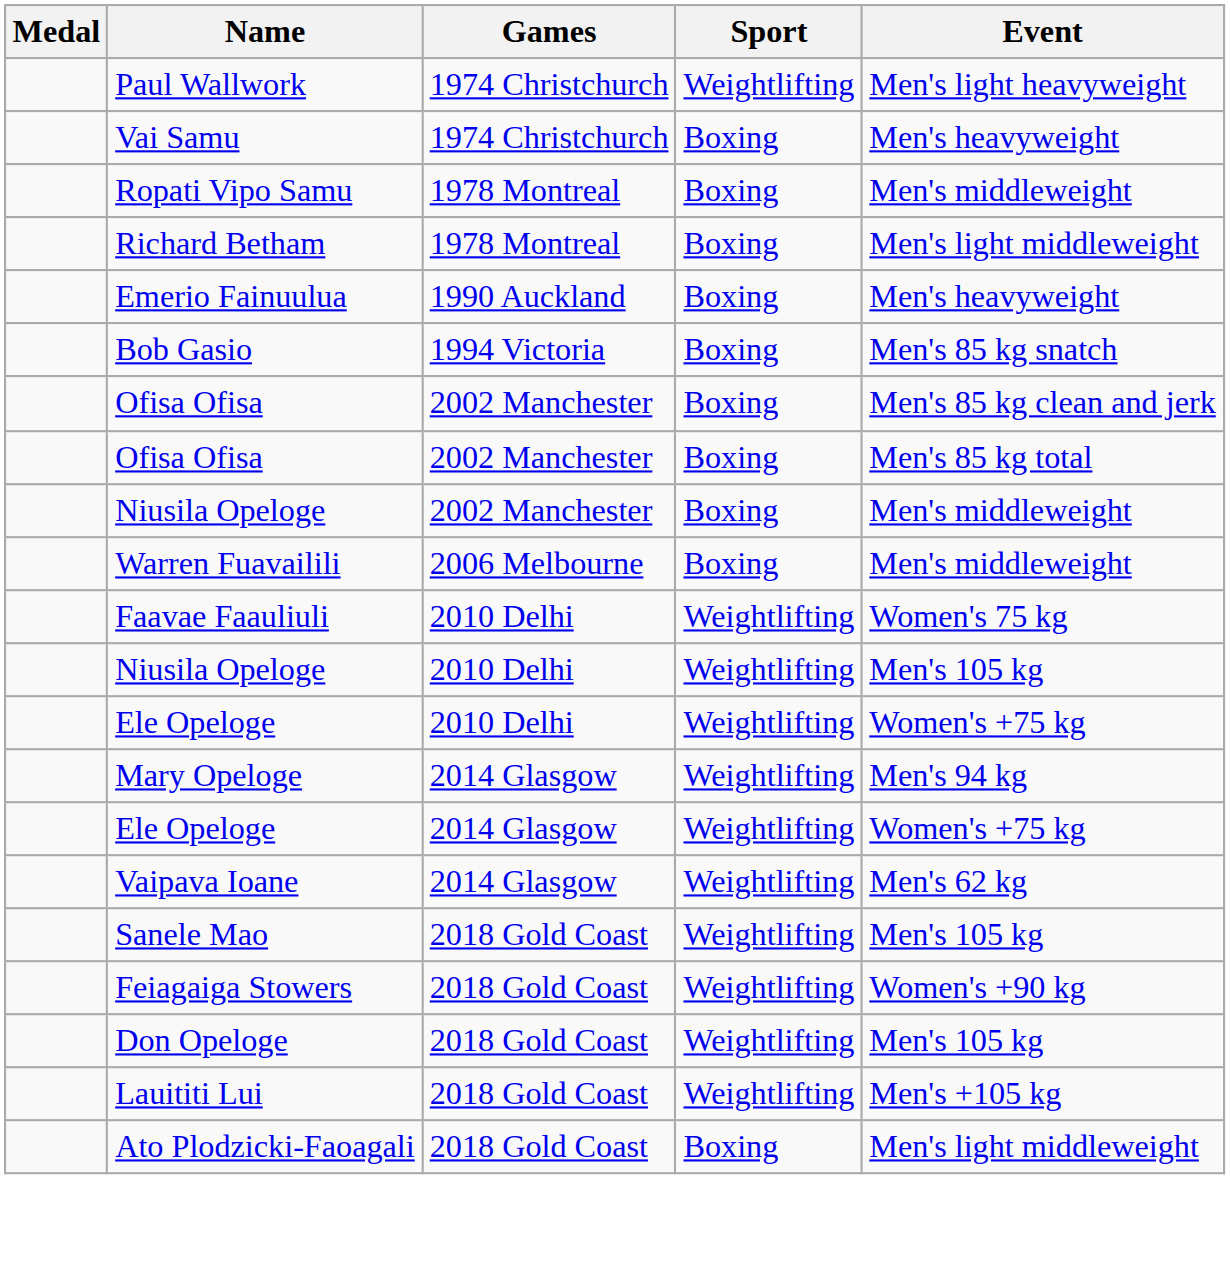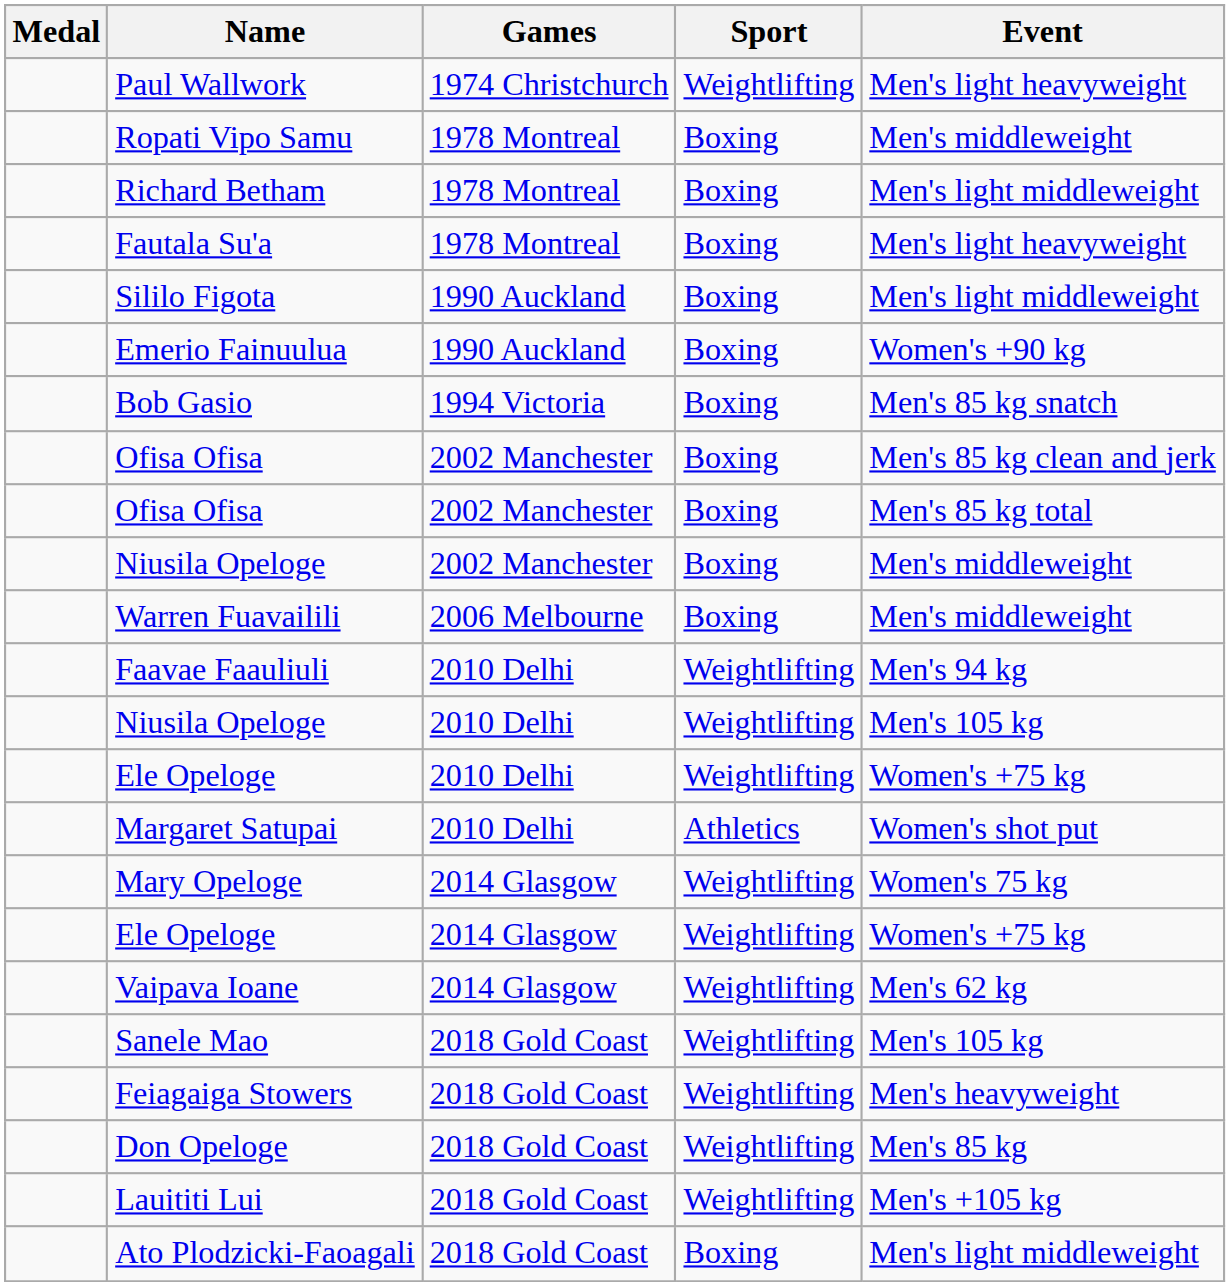- row: (177, 137)
+ row: (194, 243)
+ row: (195, 296)
(994, 296) Men's heavyweight -> (977, 350) Women's +90 kg
(968, 615) Women's 75 kg -> (948, 668) Men's 94 kg
+ row: (226, 828)
(948, 775) Men's 94 kg -> (968, 881) Women's 75 kg
(977, 987) Women's +90 kg -> (994, 1093) Men's heavyweight
(956, 1040) Men's 105 kg -> (948, 1147) Men's 85 kg
